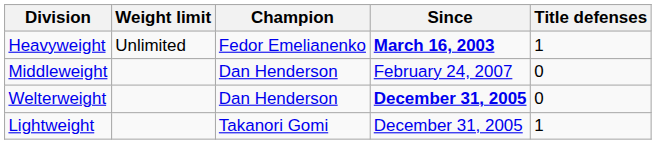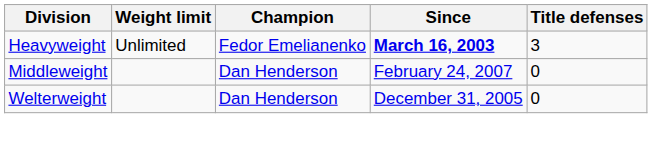(539, 44) 1 -> (535, 44) 3
(450, 98) bold -> (448, 98) normal
- row: (51, 125)
